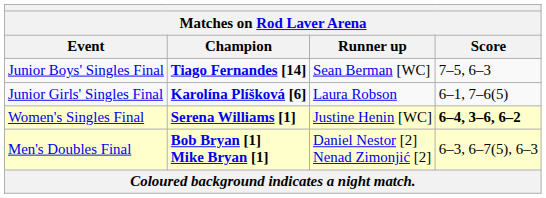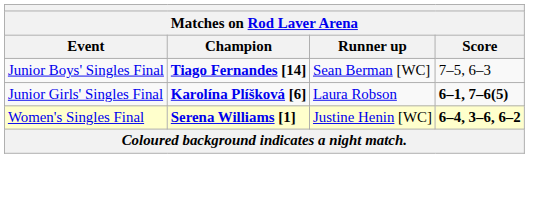(474, 93) normal -> (474, 93) bold
- row: (70, 149)
